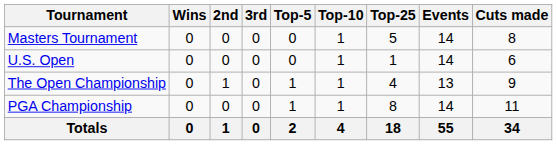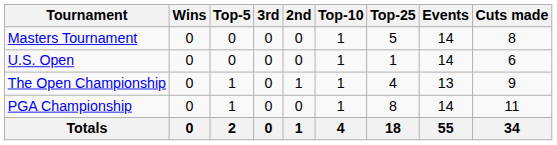columns swapped: (226, 15) <-> (293, 15)
